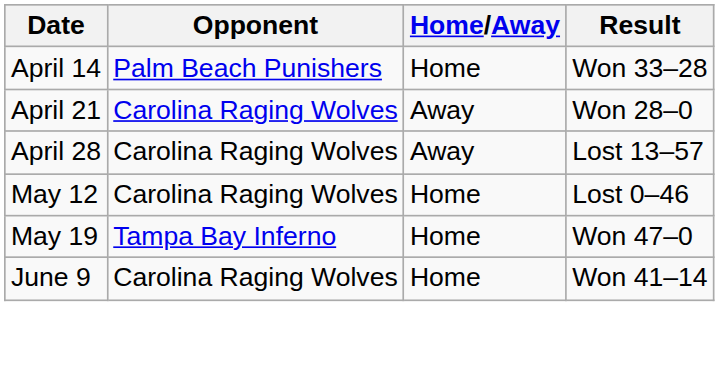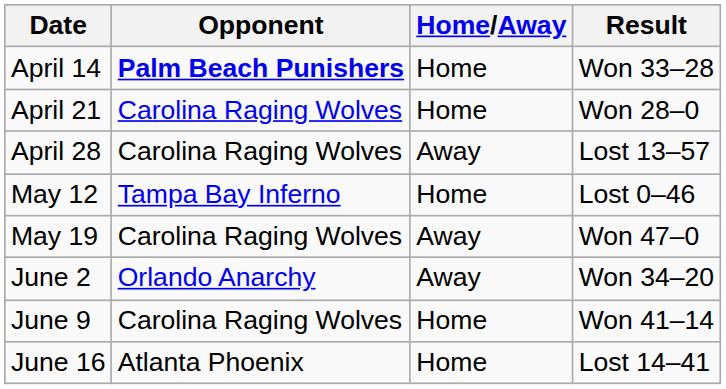(248, 67) normal -> (261, 67) bold
(442, 109) Away -> (452, 109) Home
(255, 194) Carolina Raging Wolves -> (229, 194) Tampa Bay Inferno
(225, 236) Tampa Bay Inferno -> (260, 236) Carolina Raging Wolves
(445, 236) Home -> (449, 236) Away
+ row: (51, 278)
+ row: (58, 362)
